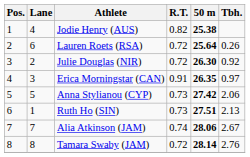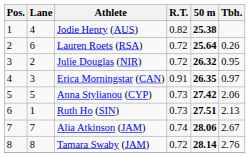(205, 62) 26.30 -> (205, 62) 26.32
(230, 62) 0.92 -> (230, 62) 0.95
